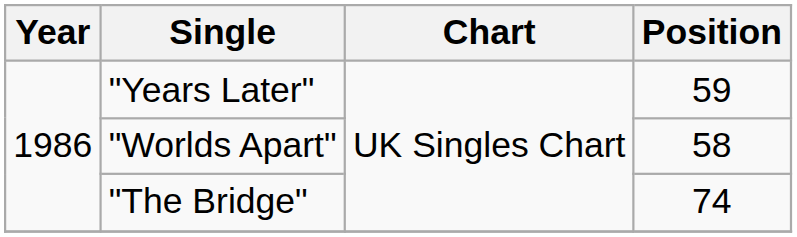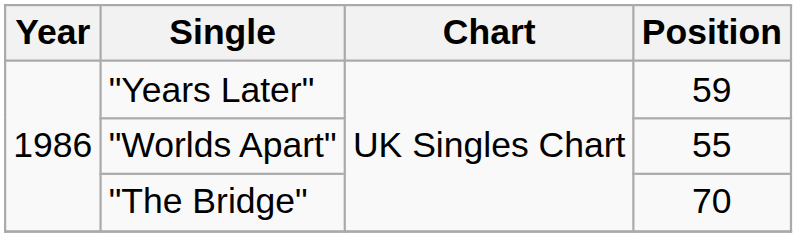(712, 145) 58 -> (712, 145) 55
(712, 201) 74 -> (712, 201) 70
